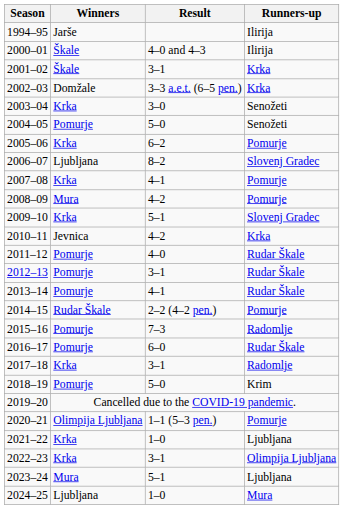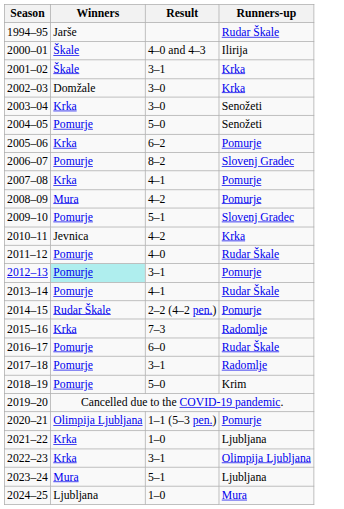(260, 32) Ilirija -> (250, 32) Rudar Škale
(195, 87) 3–3 a.e.t. (6–5 pen.) -> (157, 87) 3–0
(76, 161) Ljubljana -> (73, 161) Pomurje
(65, 217) Krka -> (73, 217) Pomurje
(73, 273) no background -> (73, 273) paleturquoise background
(276, 273) Rudar Škale -> (242, 273) Pomurje
(73, 328) Pomurje -> (65, 328) Krka
(65, 365) Krka -> (73, 365) Pomurje
